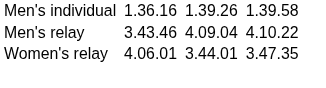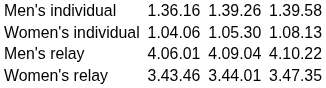+ row: (72, 32)
(151, 32) 3.43.46 -> (174, 54) 4.06.01
(151, 54) 4.06.01 -> (174, 76) 3.43.46
